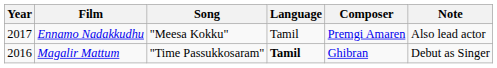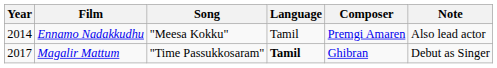(20, 33) 2017 -> (20, 33) 2014
(20, 53) 2016 -> (20, 53) 2017
